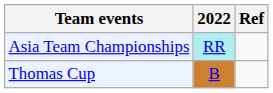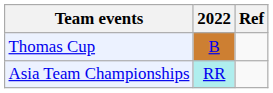rows swapped: (99, 46) <-> (52, 74)
